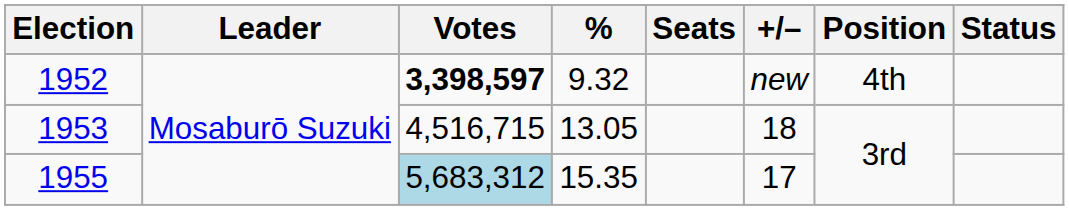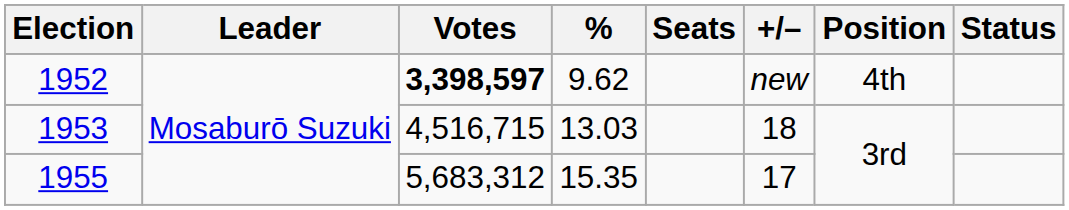(599, 79) 9.32 -> (599, 79) 9.62
(599, 128) 13.05 -> (599, 128) 13.03
(475, 178) lightblue background -> (475, 178) no background
